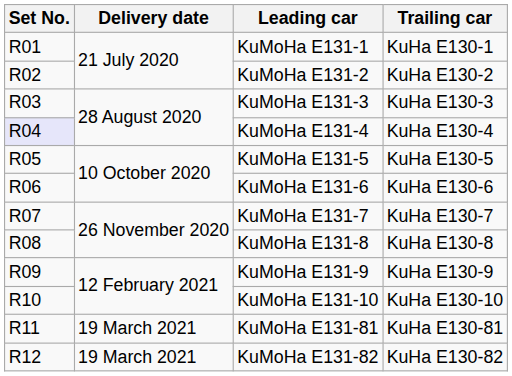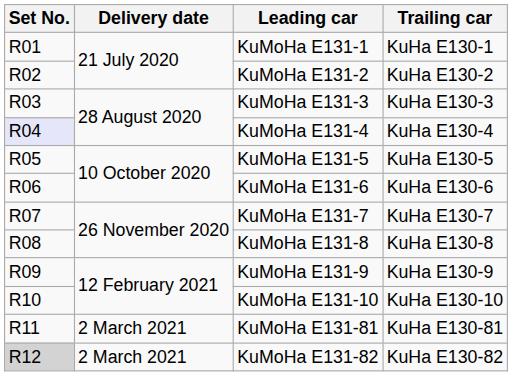(137, 328) 19 March 2021 -> (132, 328) 2 March 2021
(25, 356) no background -> (25, 356) lightgrey background
(137, 356) 19 March 2021 -> (132, 356) 2 March 2021
